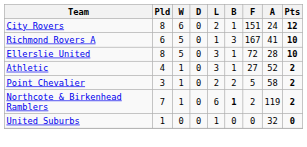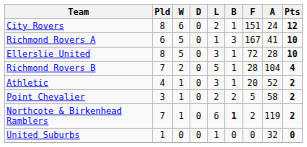+ row: (51, 68)
(253, 68) 27 -> (253, 82) 20
